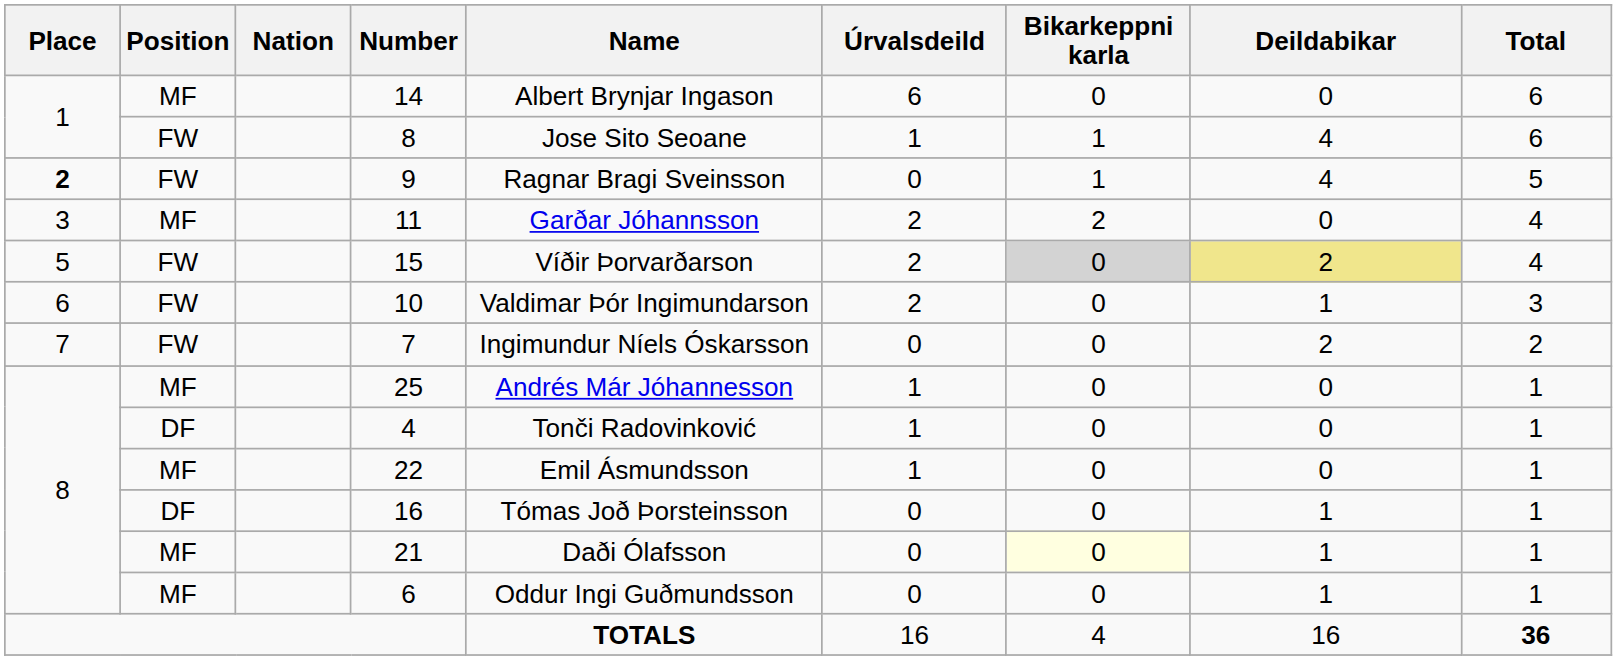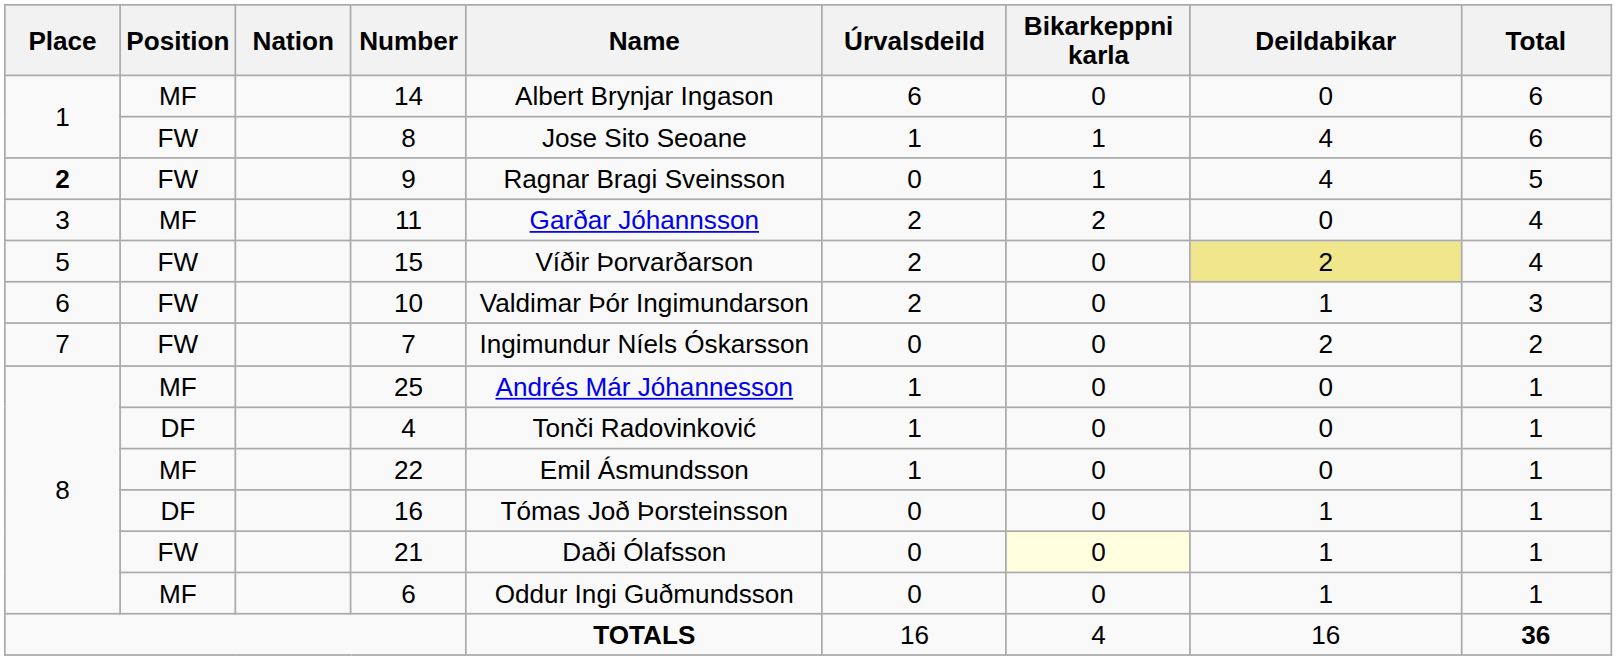(1099, 262) lightgrey background -> (1099, 262) no background
(178, 552) MF -> (178, 552) FW
